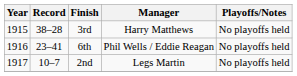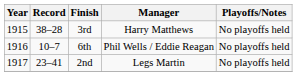(49, 46) 23–41 -> (49, 46) 10–7
(49, 63) 10–7 -> (49, 63) 23–41
